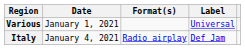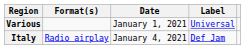columns swapped: (82, 11) <-> (155, 11)
